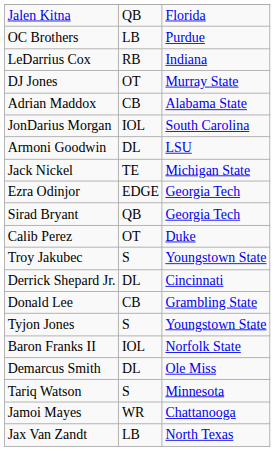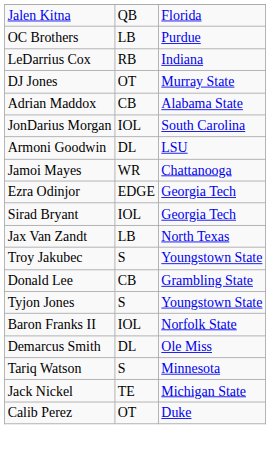rows swapped: (45, 412) <-> (40, 170)
(132, 214) QB -> (129, 214) IOL
rows swapped: (47, 434) <-> (40, 236)
- row: (62, 280)
